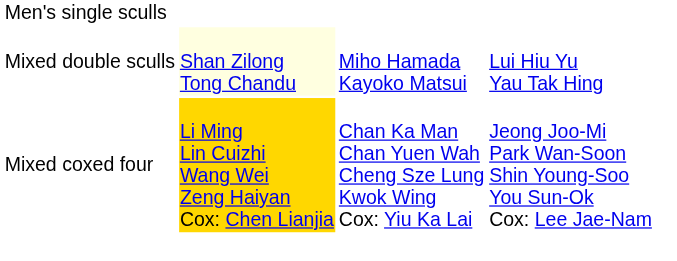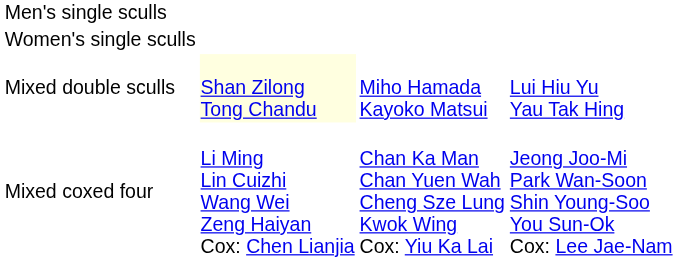+ row: (100, 39)
(257, 176) gold background -> (278, 202) no background
